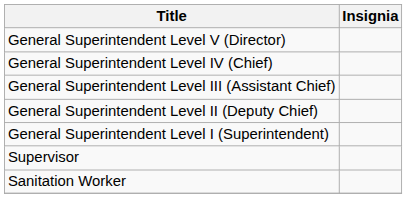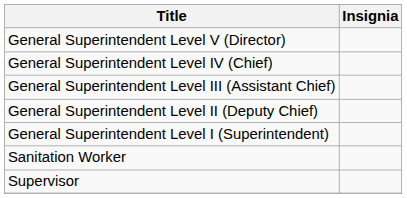rows swapped: (43, 157) <-> (67, 181)
